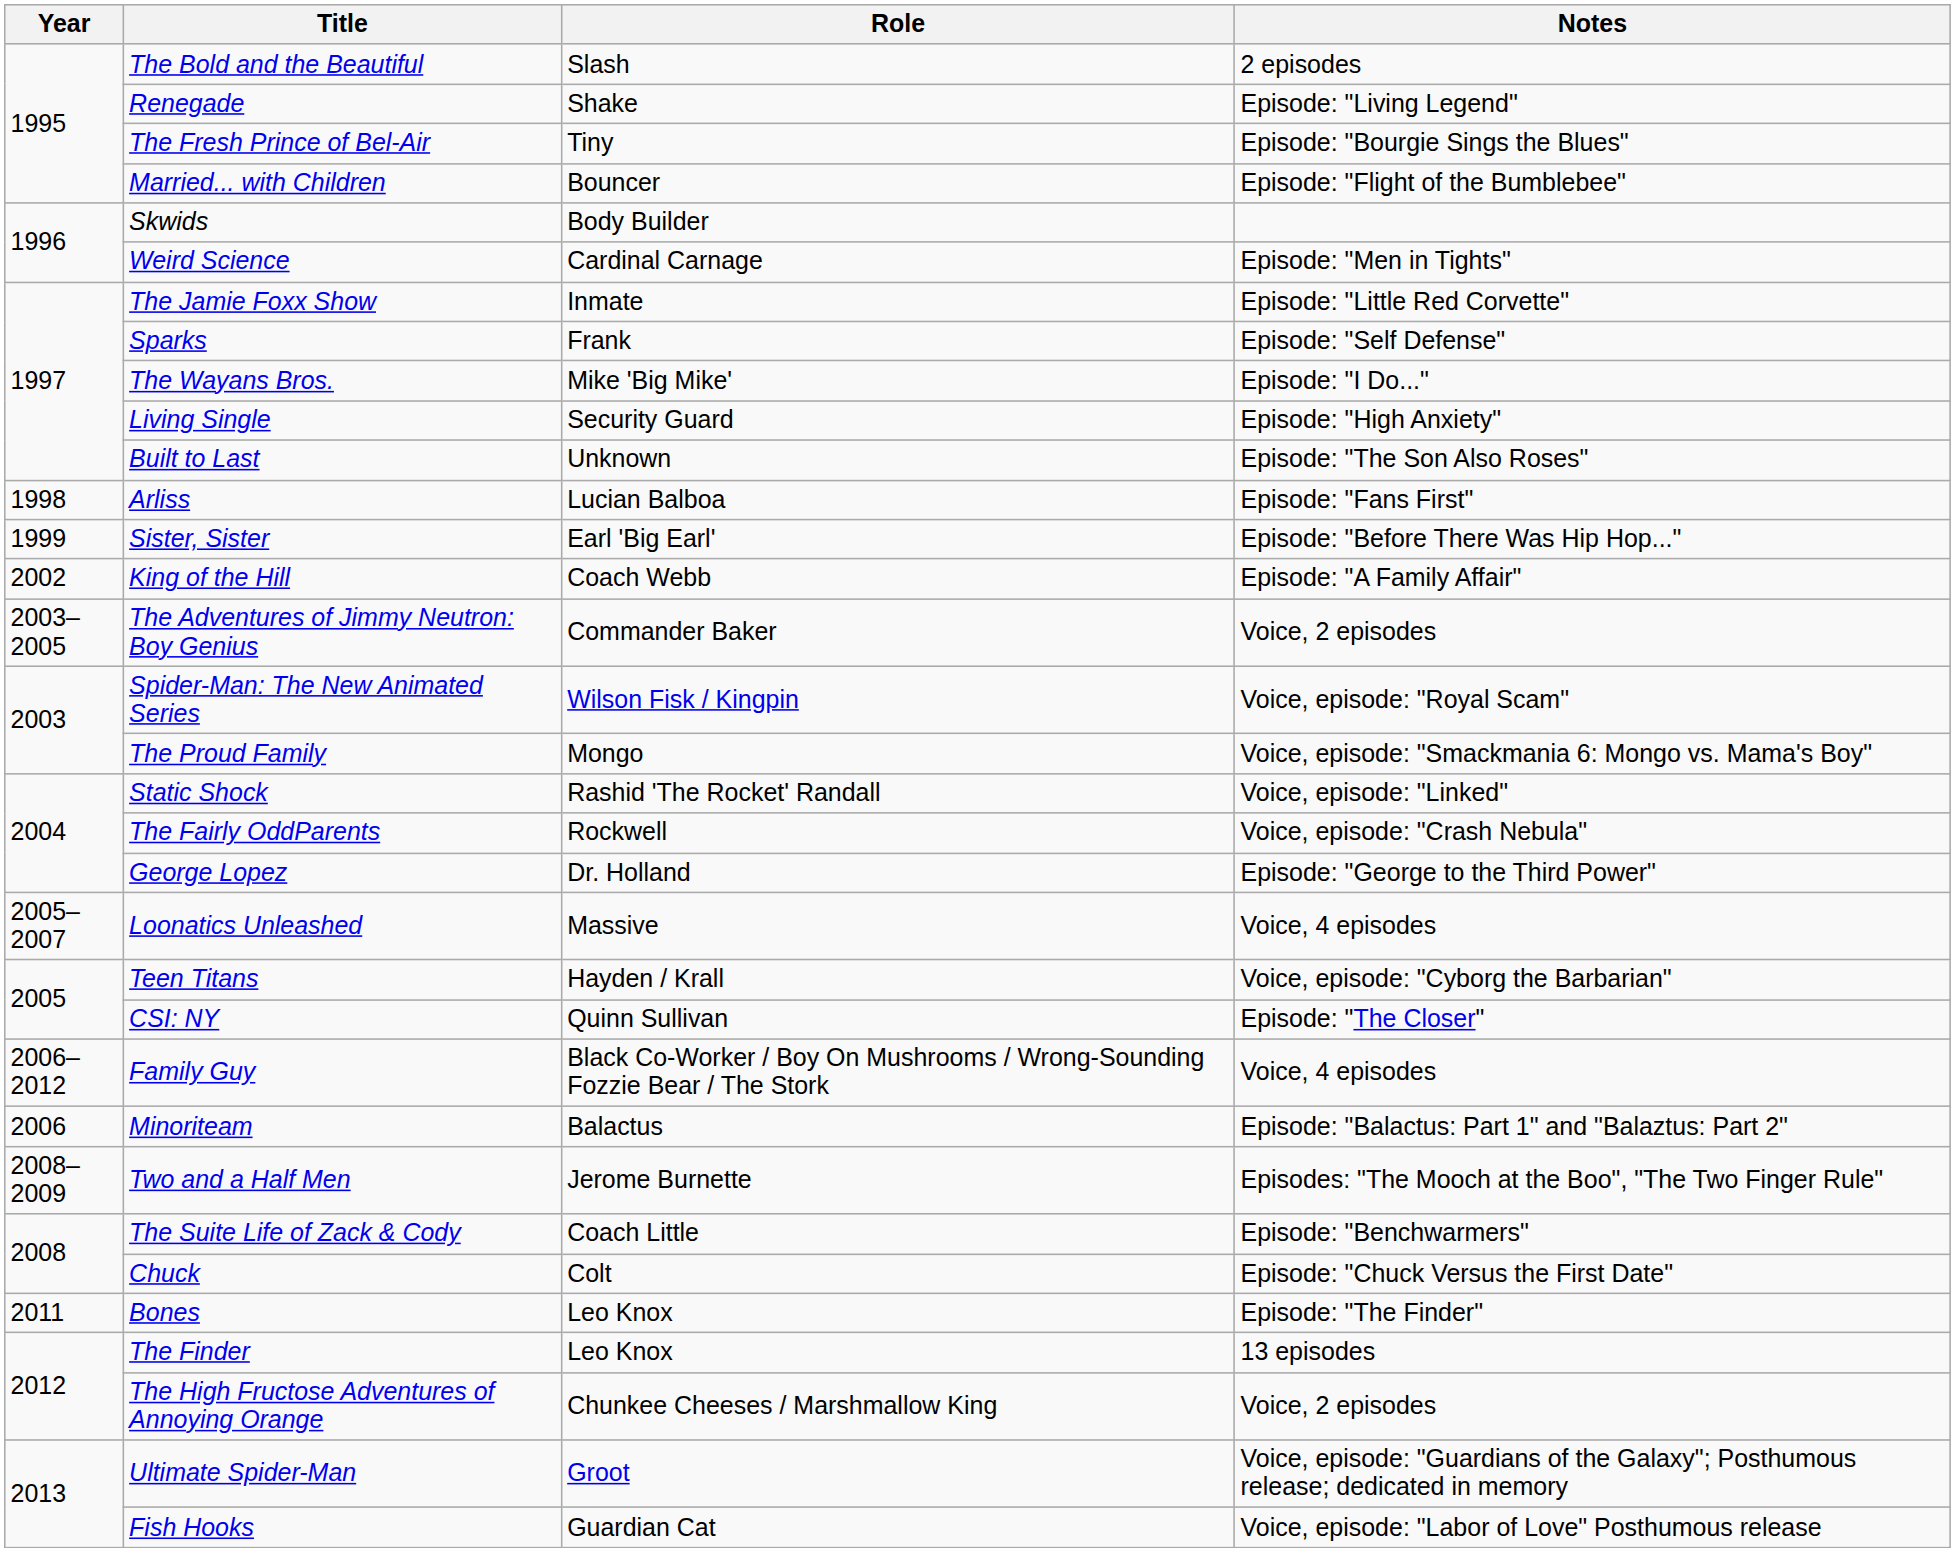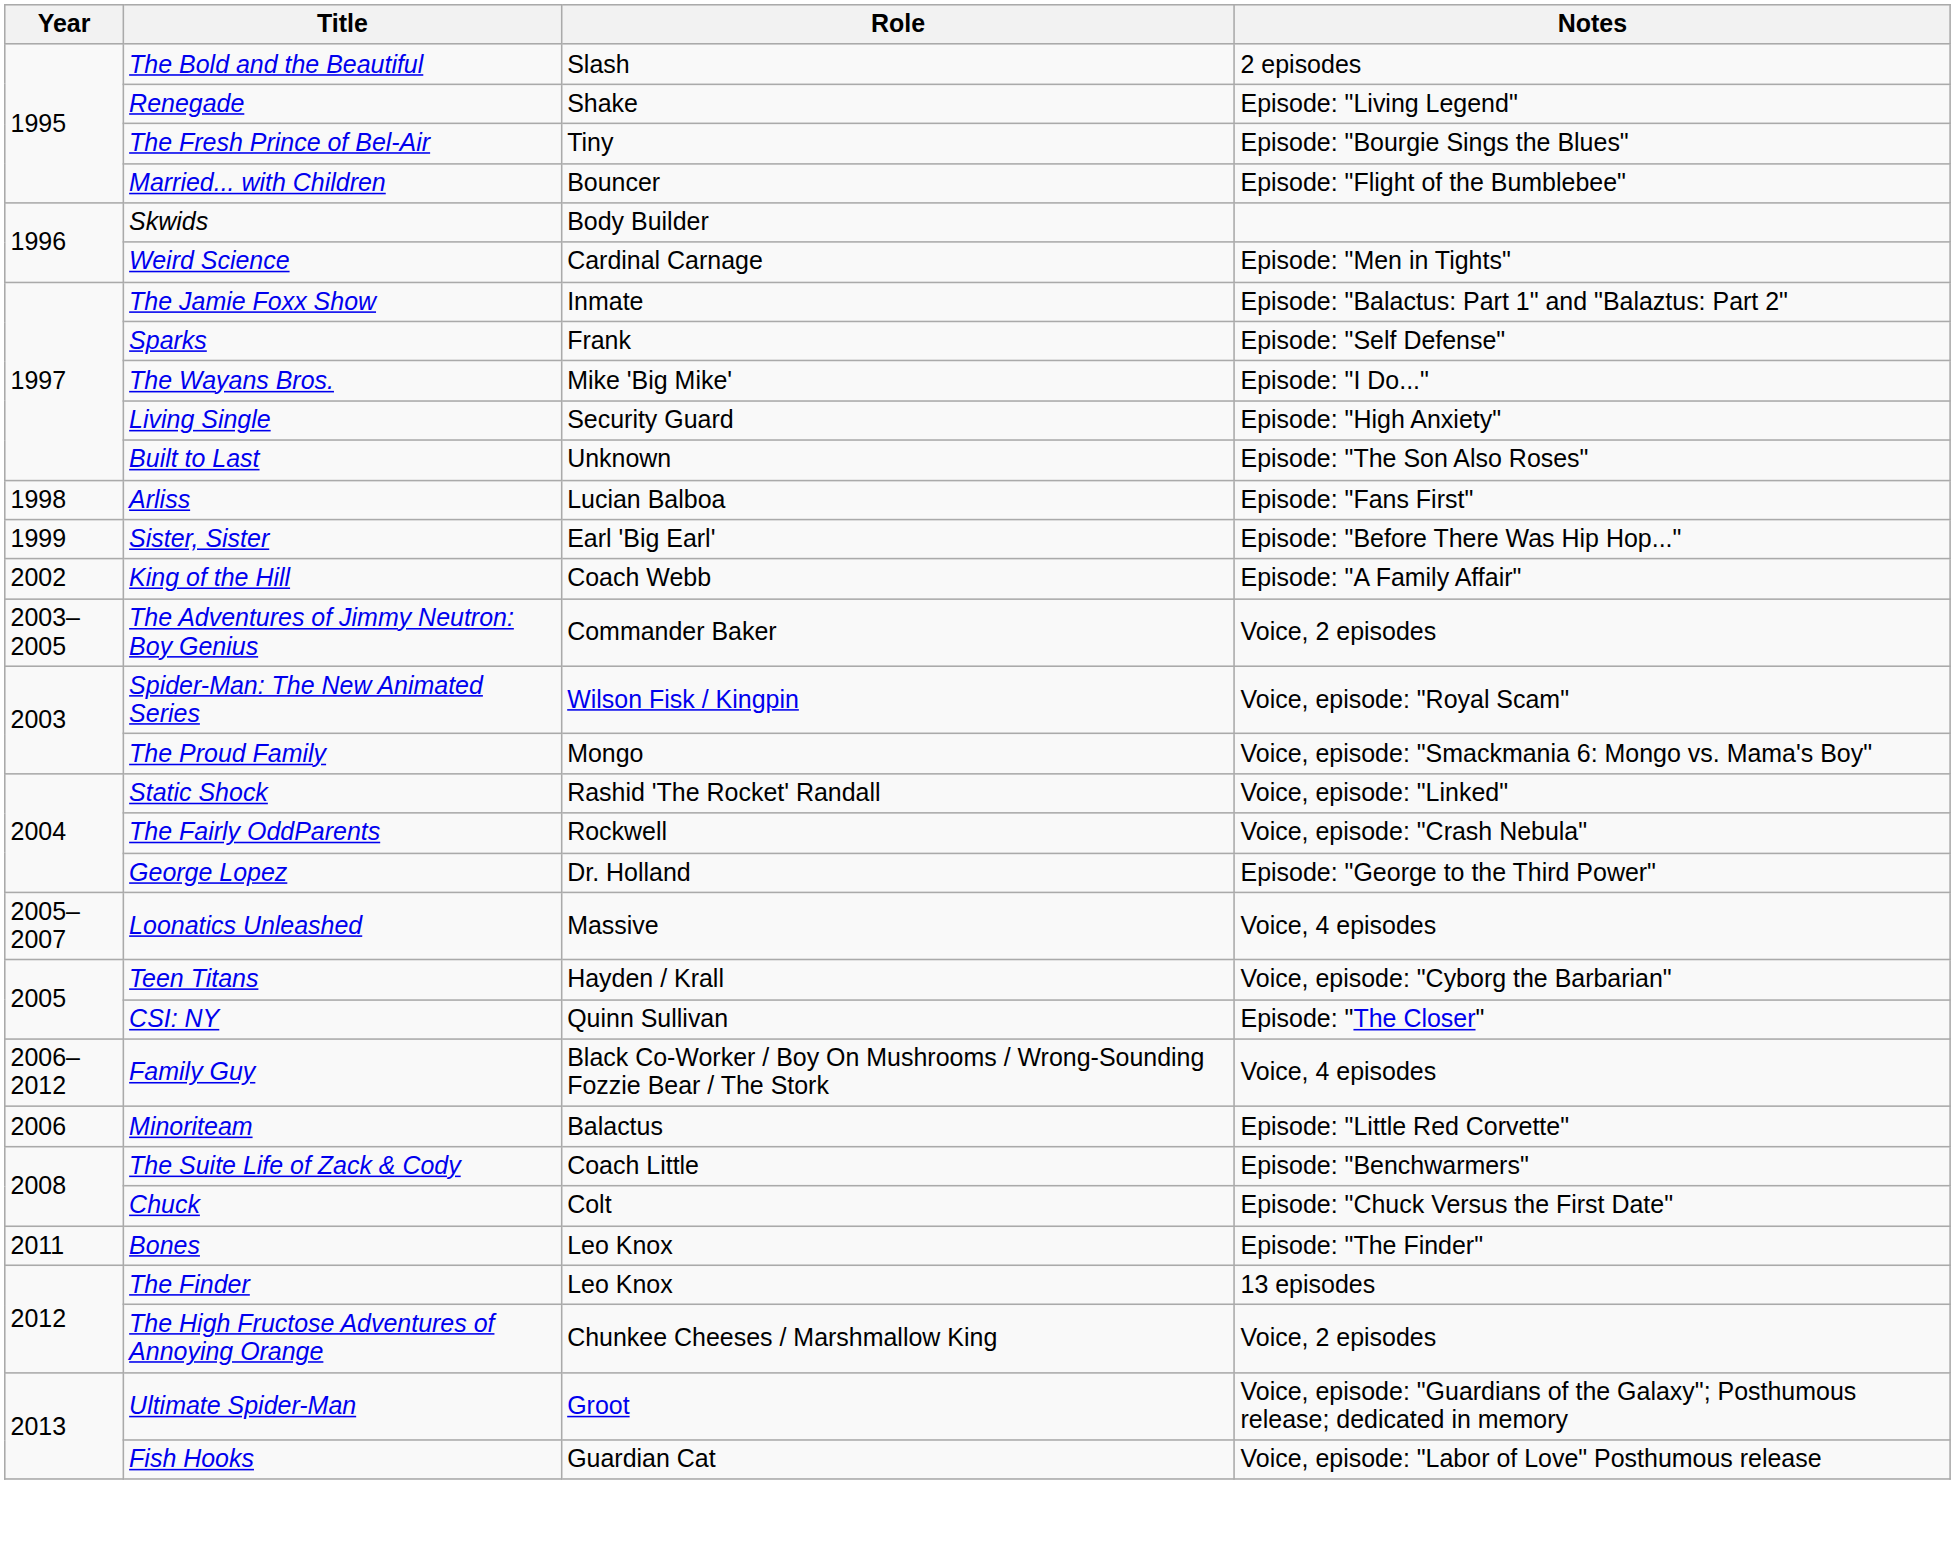(1405, 301) Episode: "Little Red Corvette" -> (1514, 301) Episode: "Balactus: Part 1" and "Balaztus: Part 2"
(1514, 1126) Episode: "Balactus: Part 1" and "Balaztus: Part 2" -> (1405, 1126) Episode: "Little Red Corvette"
- row: (240, 1179)
